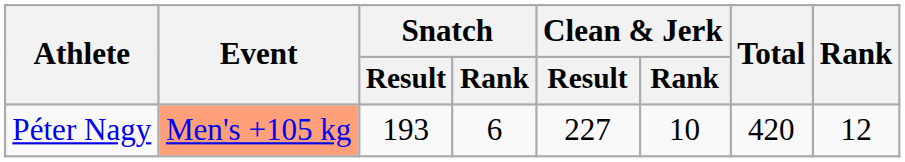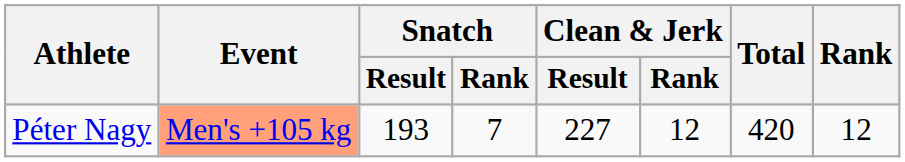(494, 130) 6 -> (494, 130) 7
(685, 130) 10 -> (685, 130) 12
